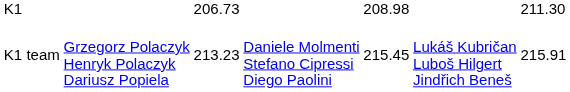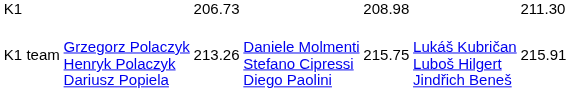(217, 55) 213.23 -> (217, 55) 213.26
(386, 55) 215.45 -> (386, 55) 215.75
